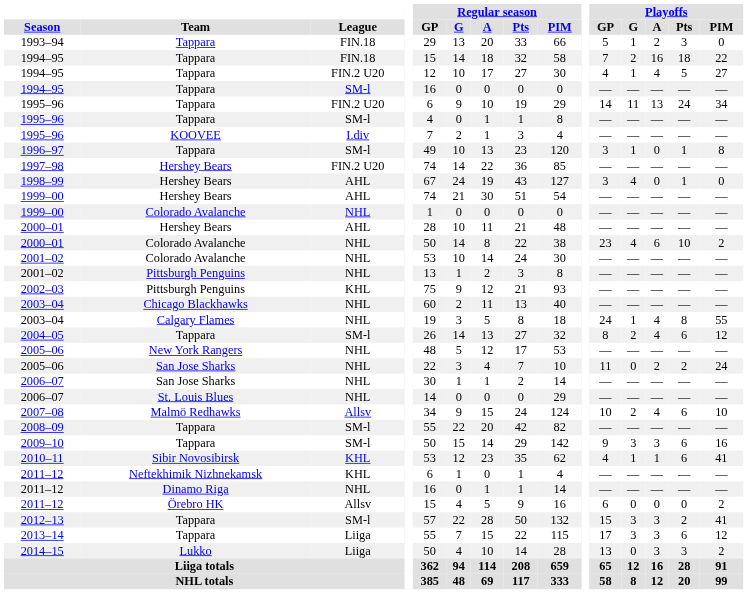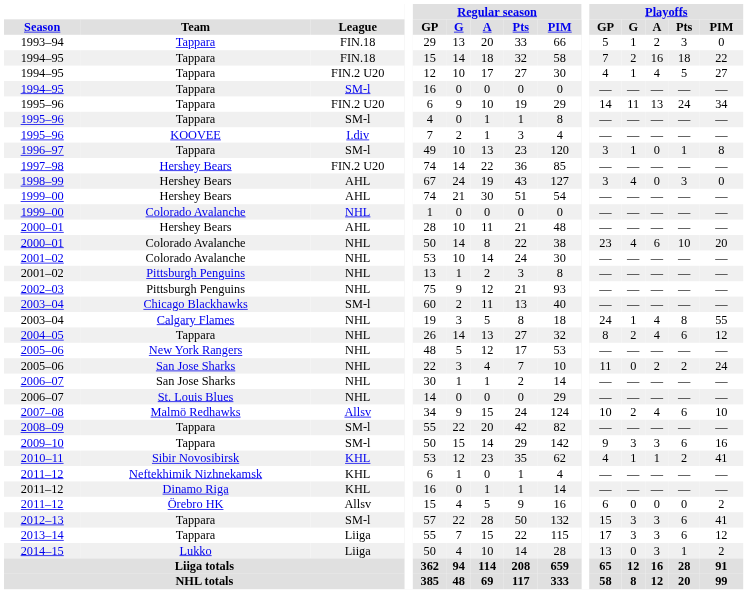(684, 181) 1 -> (684, 181) 3
(721, 242) 2 -> (721, 242) 20
(358, 289) KHL -> (358, 289) NHL
(358, 304) NHL -> (358, 304) SM-l
(358, 335) SM-l -> (358, 335) NHL
(684, 458) 6 -> (684, 458) 2
(358, 489) NHL -> (358, 489) KHL
(684, 520) 2 -> (684, 520) 6
(684, 550) 3 -> (684, 550) 1
